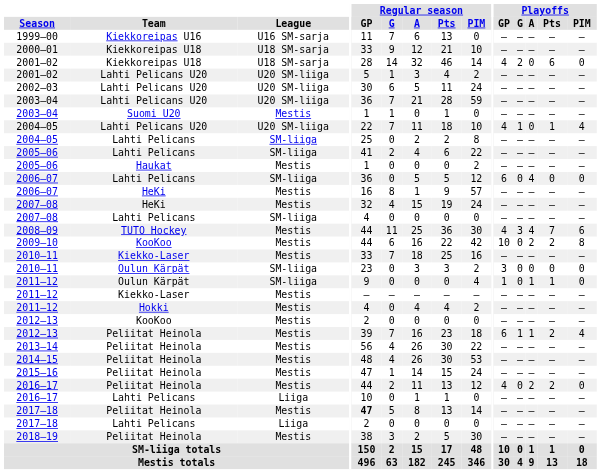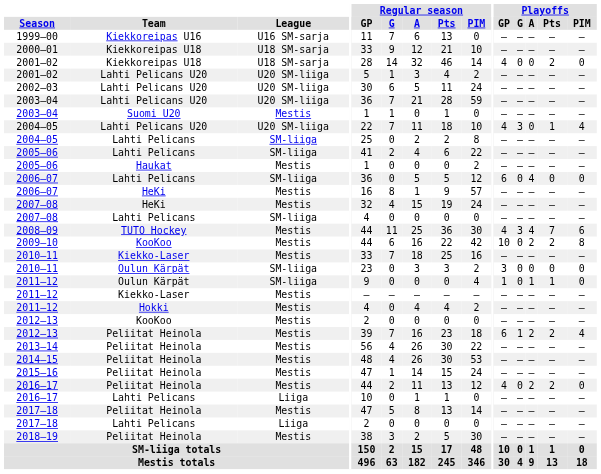(520, 62) 2 -> (520, 62) 0
(552, 62) 6 -> (552, 62) 2
(520, 127) 1 -> (520, 127) 3
(531, 333) 1 -> (531, 333) 2
(366, 411) bold -> (366, 411) normal
